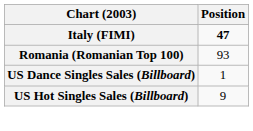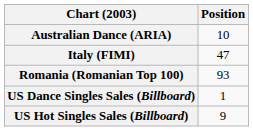+ row: (101, 34)
(223, 34) bold -> (223, 55) normal
